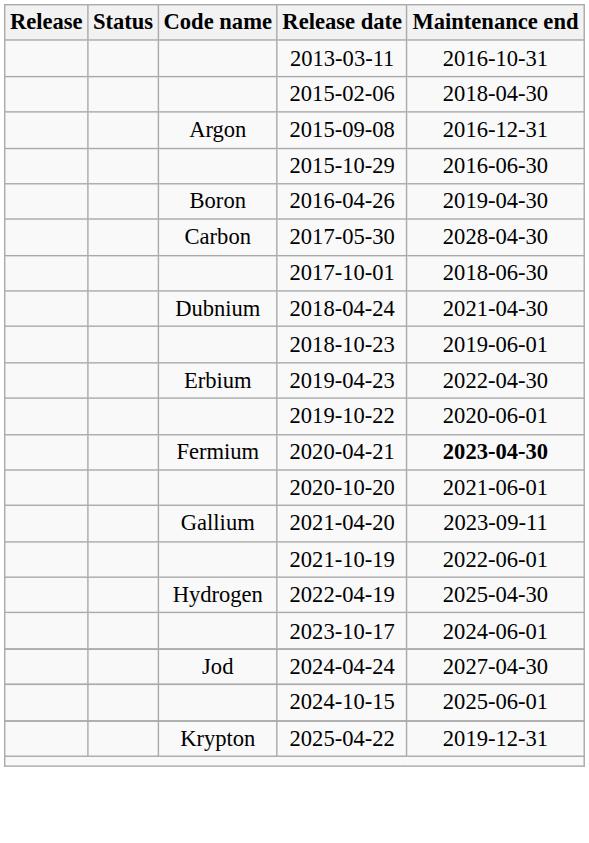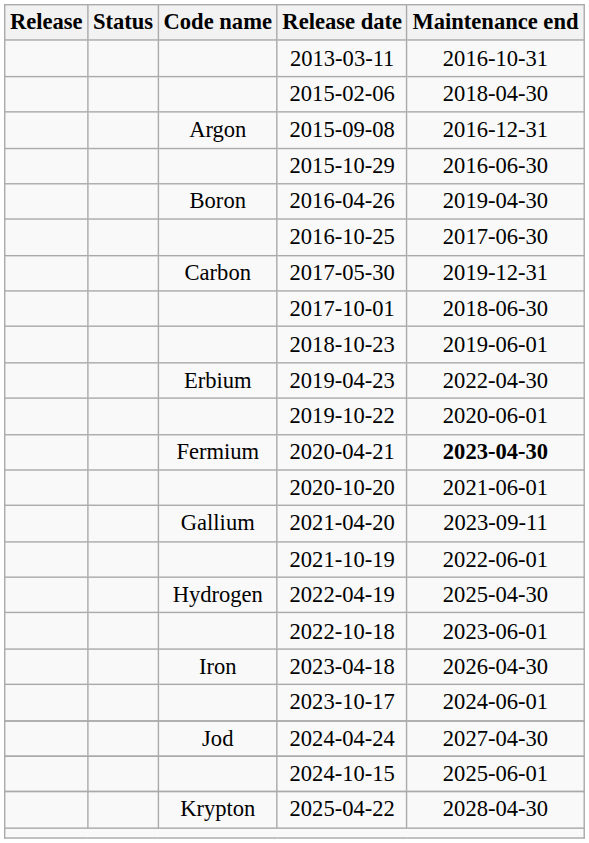+ row: (218, 237)
(495, 237) 2028-04-30 -> (495, 272) 2019-12-31
- row: (218, 308)
+ row: (218, 631)
+ row: (218, 666)
(495, 737) 2019-12-31 -> (495, 809) 2028-04-30
